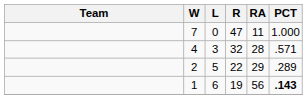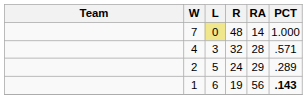(215, 32) no background -> (215, 32) khaki background
(236, 32) 47 -> (236, 32) 48
(258, 32) 11 -> (258, 32) 14
(236, 68) 22 -> (236, 68) 24
